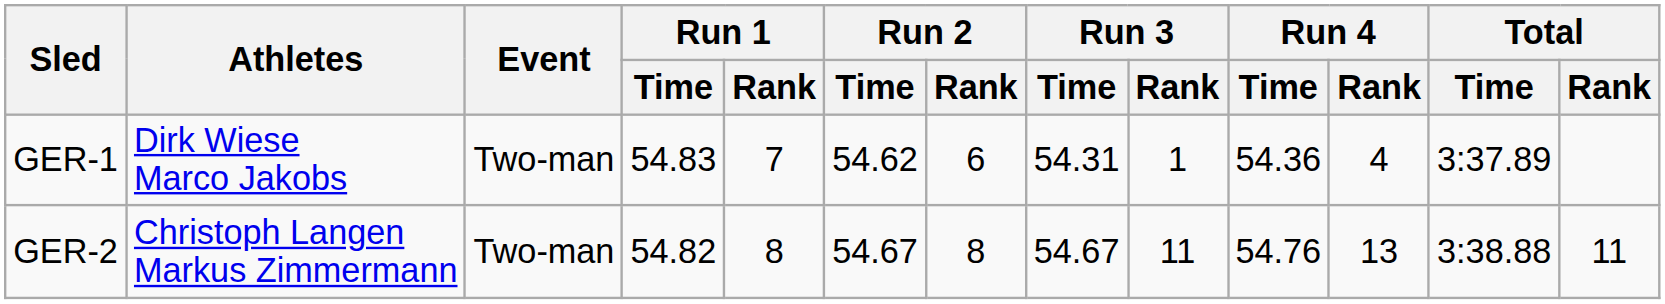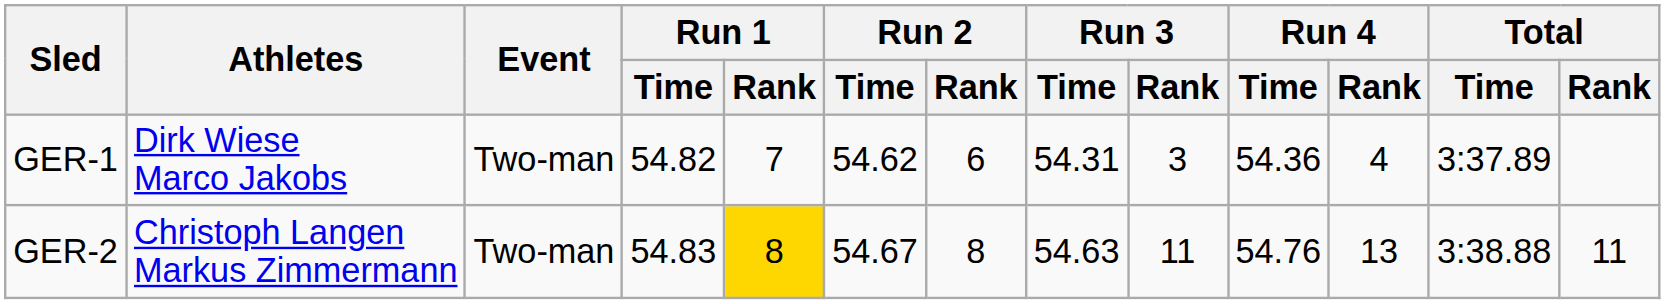(673, 160) 54.83 -> (673, 160) 54.82
(1177, 160) 1 -> (1177, 160) 3
(673, 252) 54.82 -> (673, 252) 54.83
(774, 252) no background -> (774, 252) gold background
(1077, 252) 54.67 -> (1077, 252) 54.63
